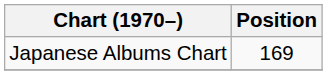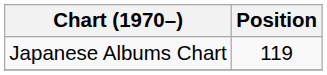(277, 53) 169 -> (277, 53) 119
